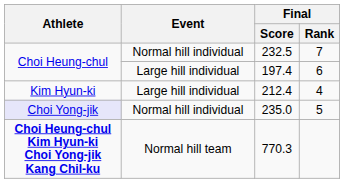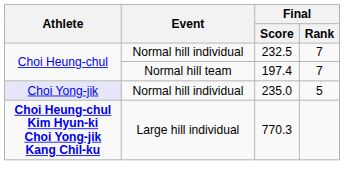(188, 72) Large hill individual -> (188, 72) Normal hill team
(319, 72) 6 -> (319, 72) 7
- row: (277, 91)
(188, 149) Normal hill team -> (188, 130) Large hill individual
